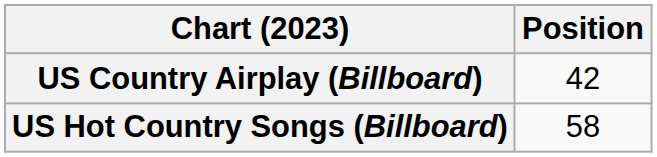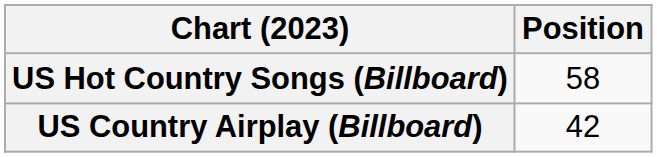rows swapped: (260, 77) <-> (260, 126)
